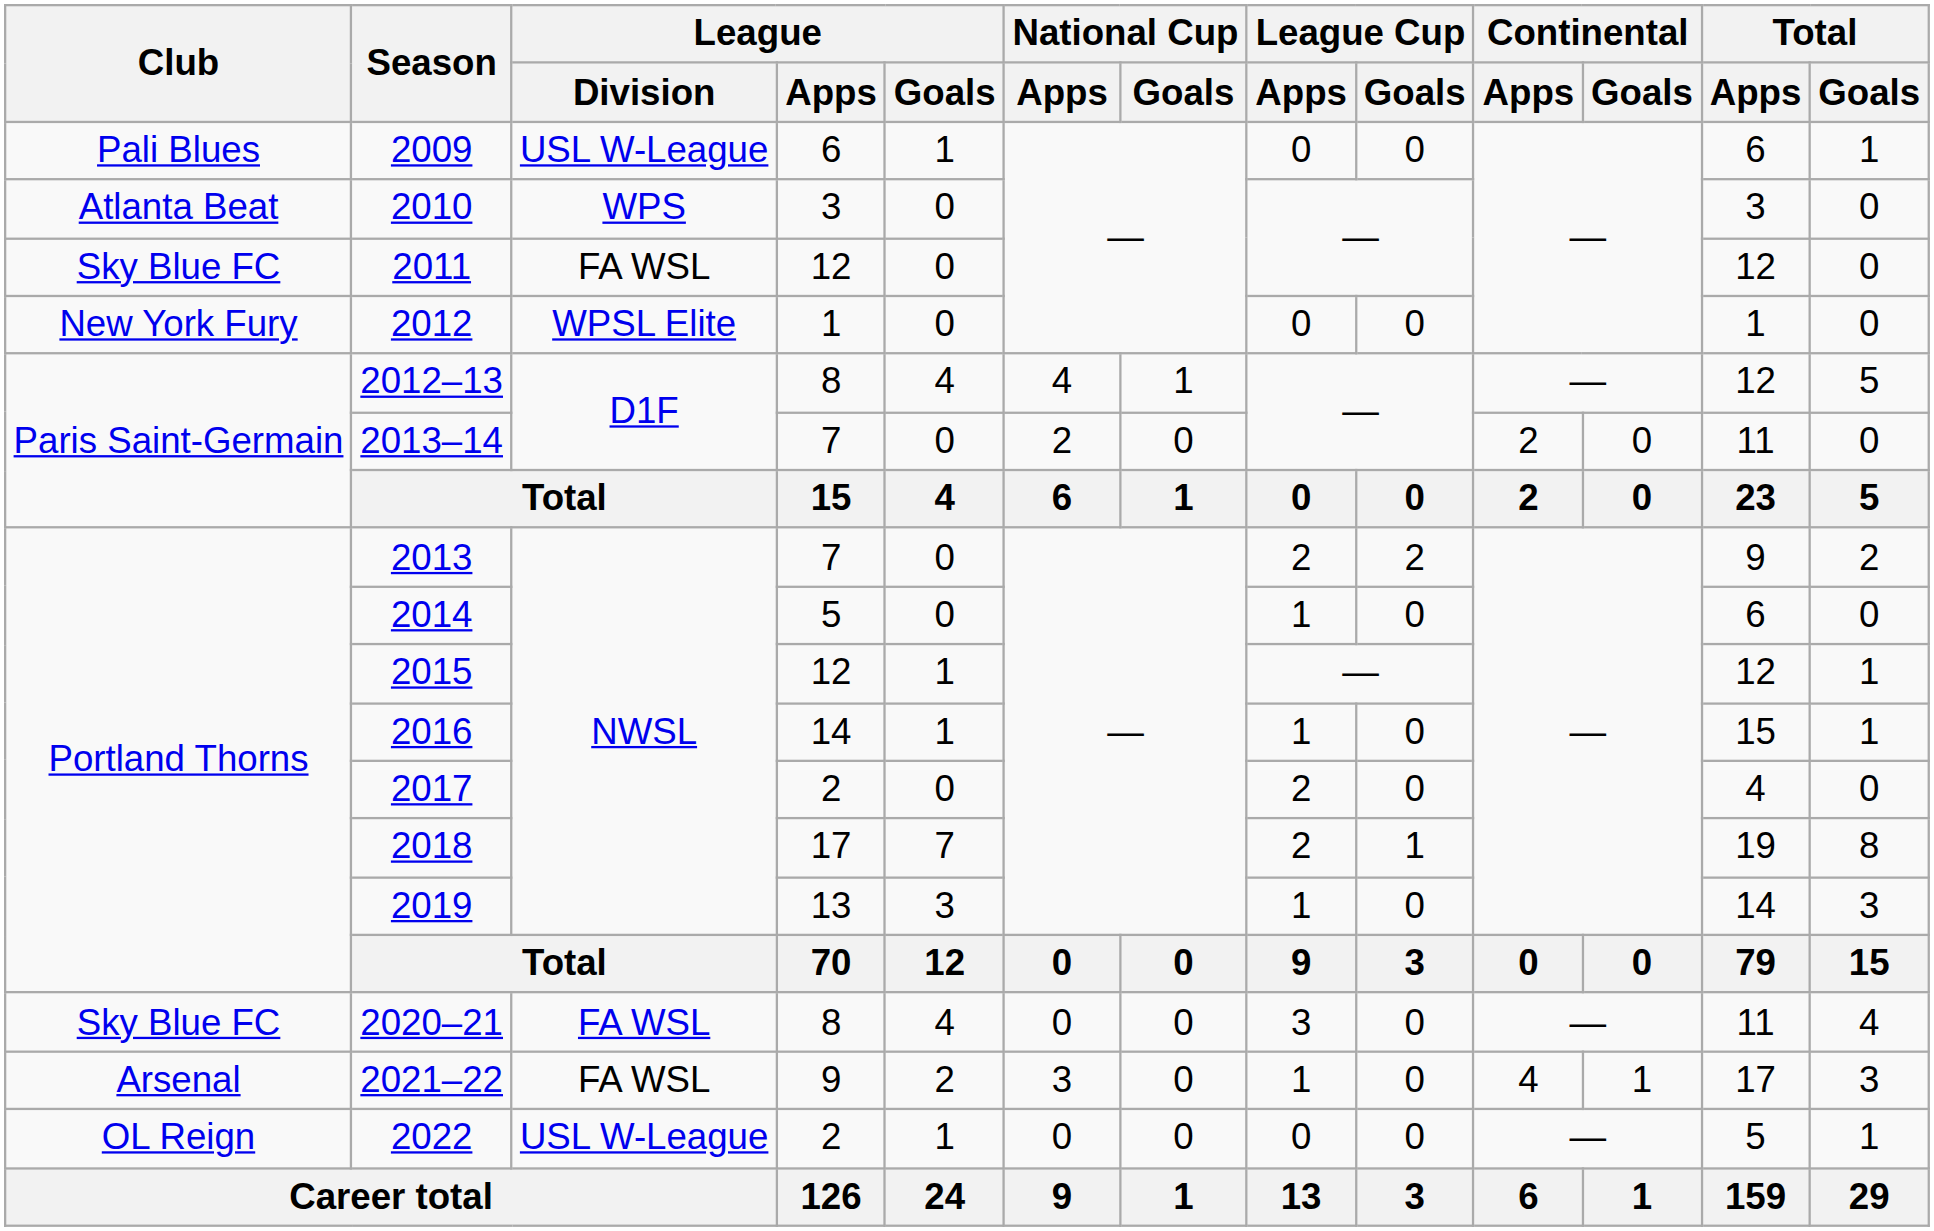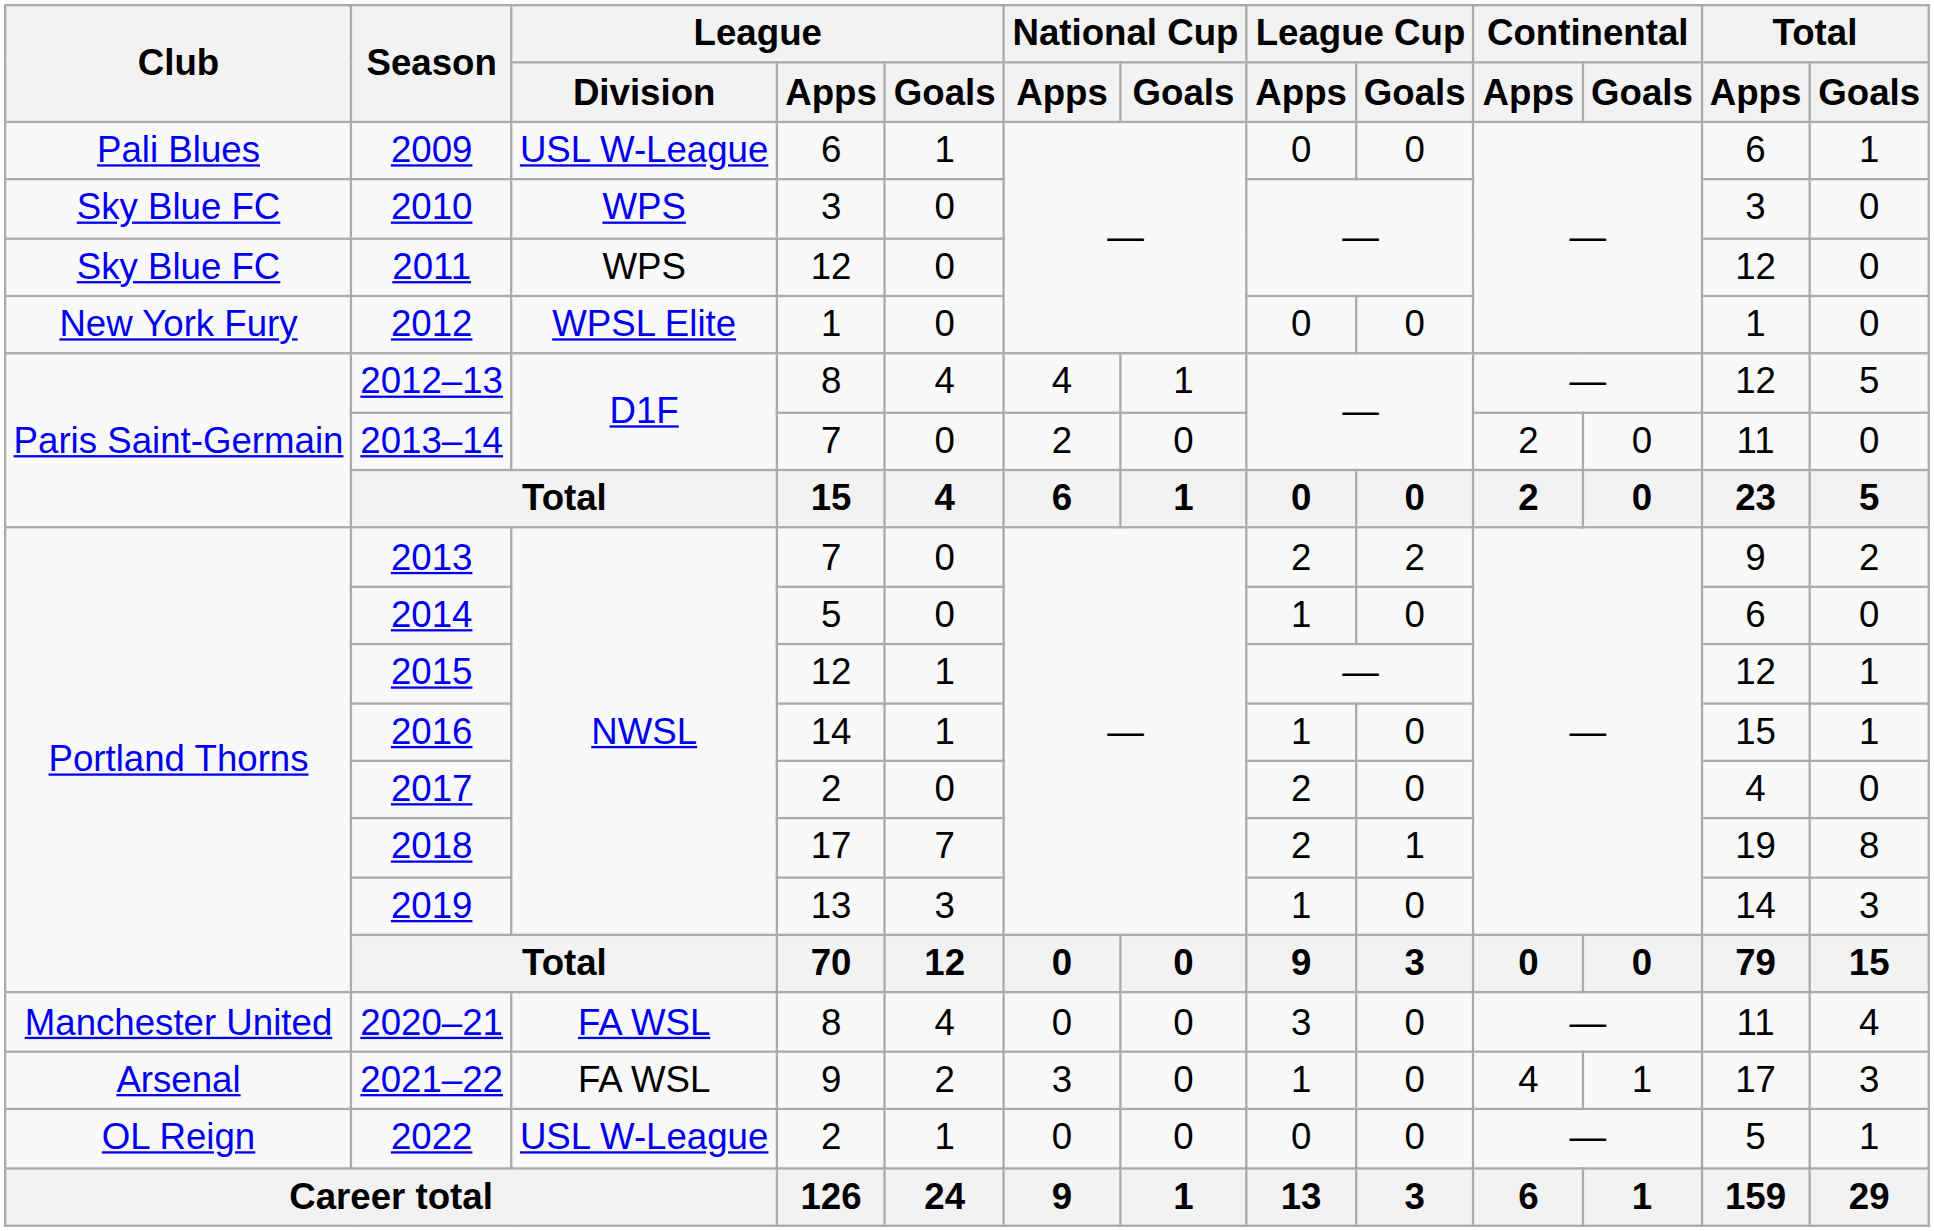(179, 207) Atlanta Beat -> (179, 207) Sky Blue FC
(644, 265) FA WSL -> (644, 265) WPS
(179, 1021) Sky Blue FC -> (179, 1021) Manchester United
